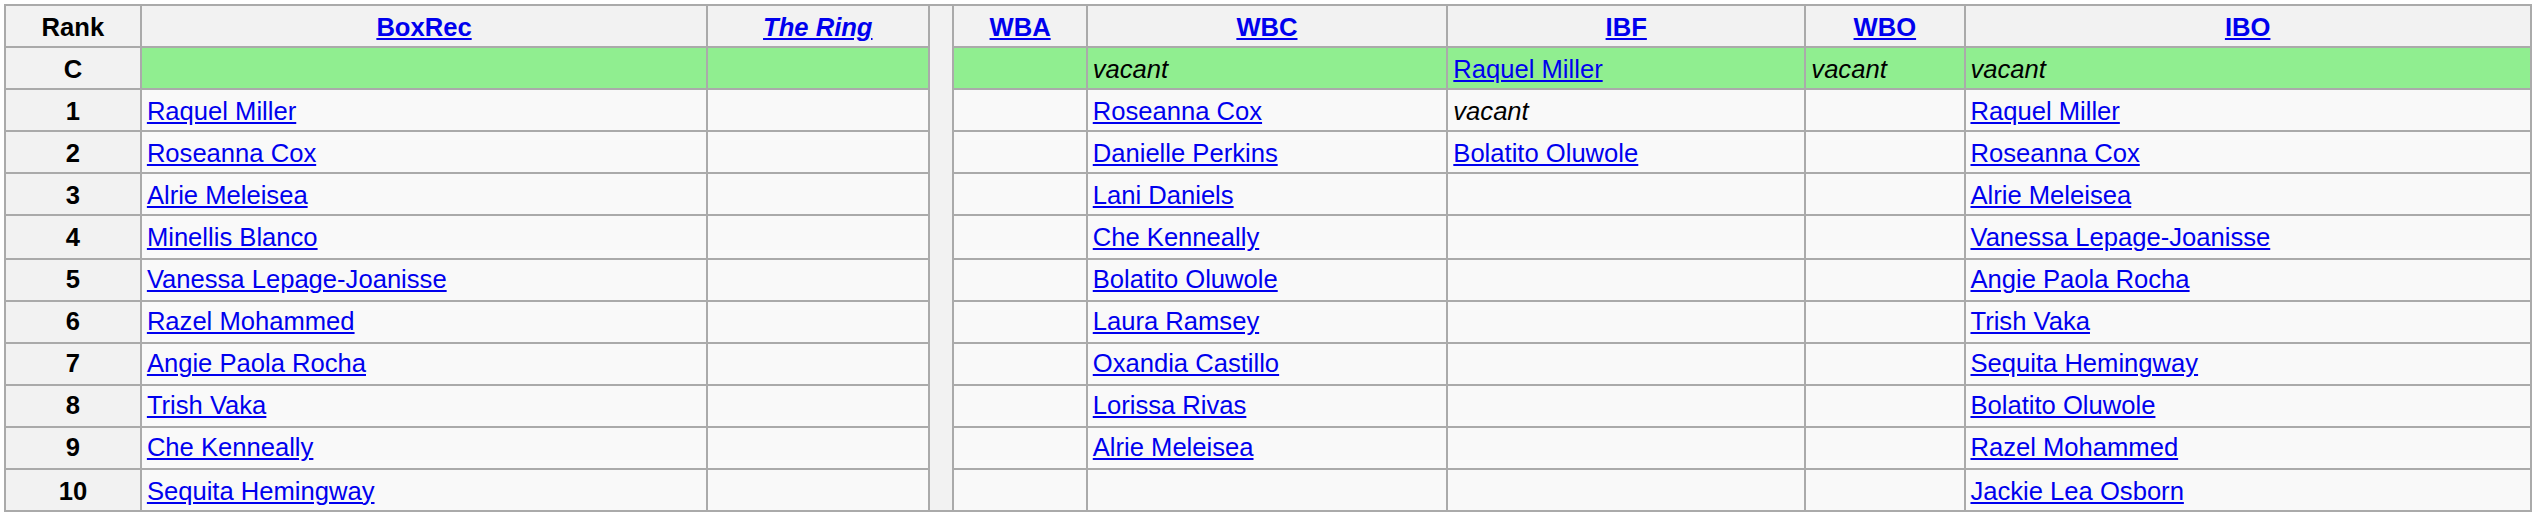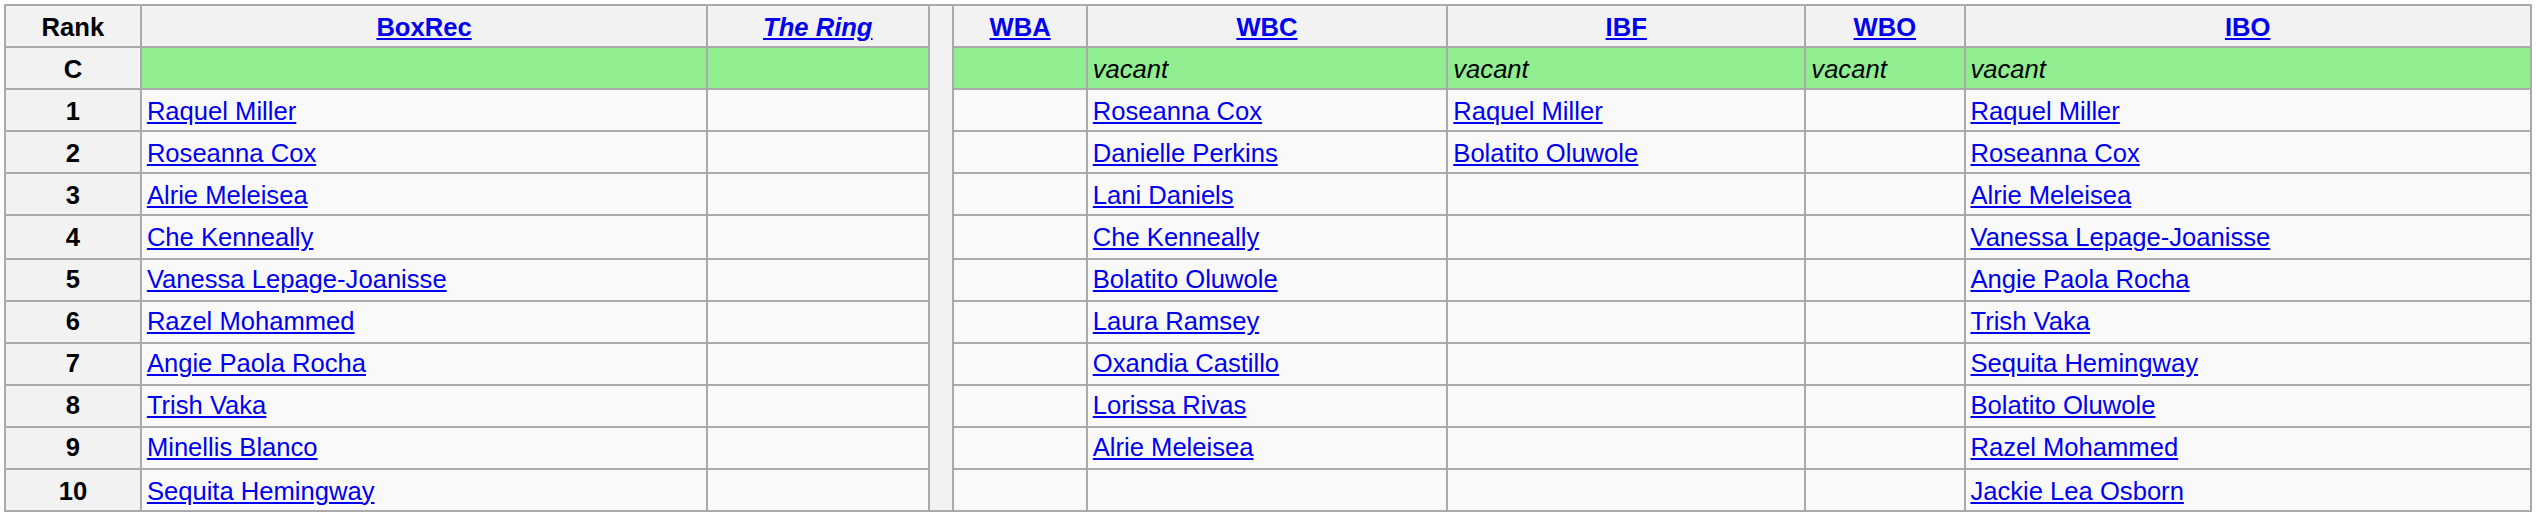(1528, 68) Raquel Miller -> (1491, 68) vacant
(1491, 110) vacant -> (1528, 110) Raquel Miller
(232, 237) Minellis Blanco -> (230, 237) Che Kenneally
(230, 448) Che Kenneally -> (232, 448) Minellis Blanco
